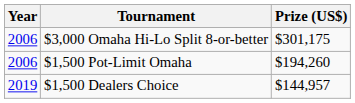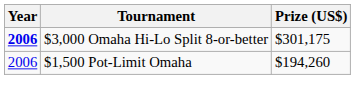(23, 39) normal -> (23, 39) bold
- row: (111, 86)
